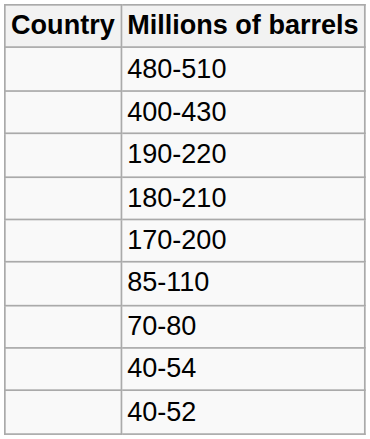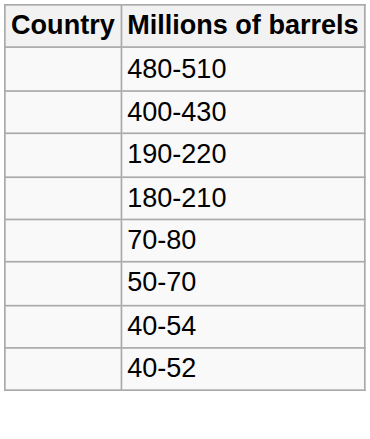- row: (177, 240)
- row: (168, 283)
+ row: (162, 283)
